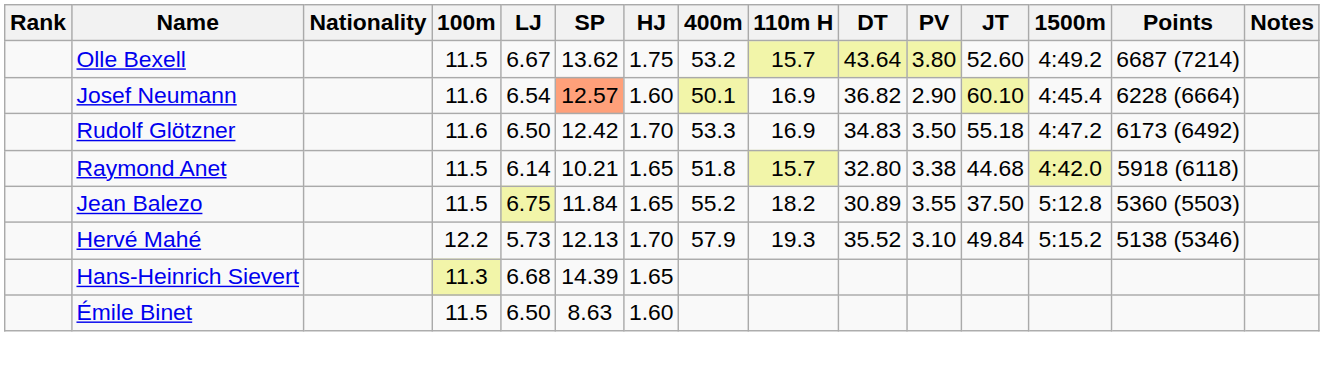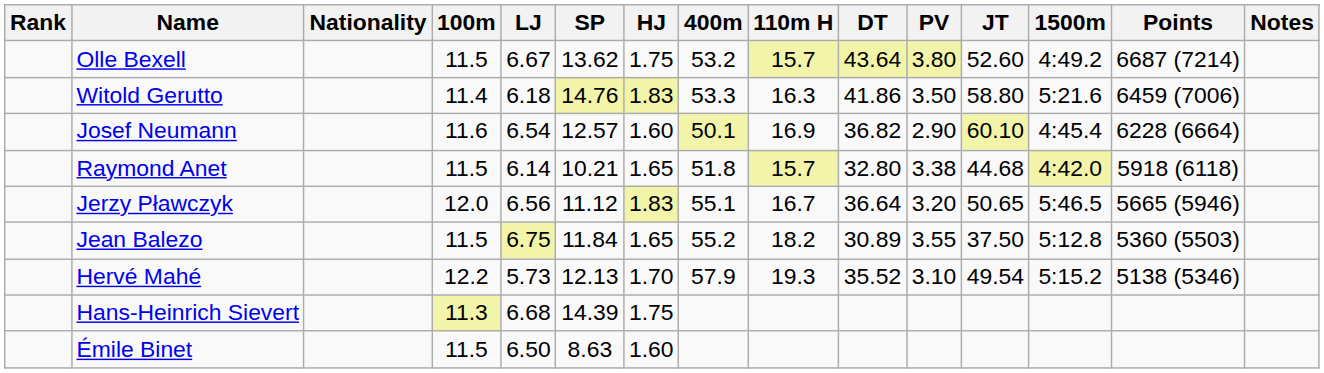+ row: (150, 95)
(590, 95) lightsalmon background -> (590, 131) no background
- row: (156, 131)
+ row: (155, 204)
(995, 240) 49.84 -> (995, 276) 49.54
(651, 276) 1.65 -> (651, 312) 1.75
